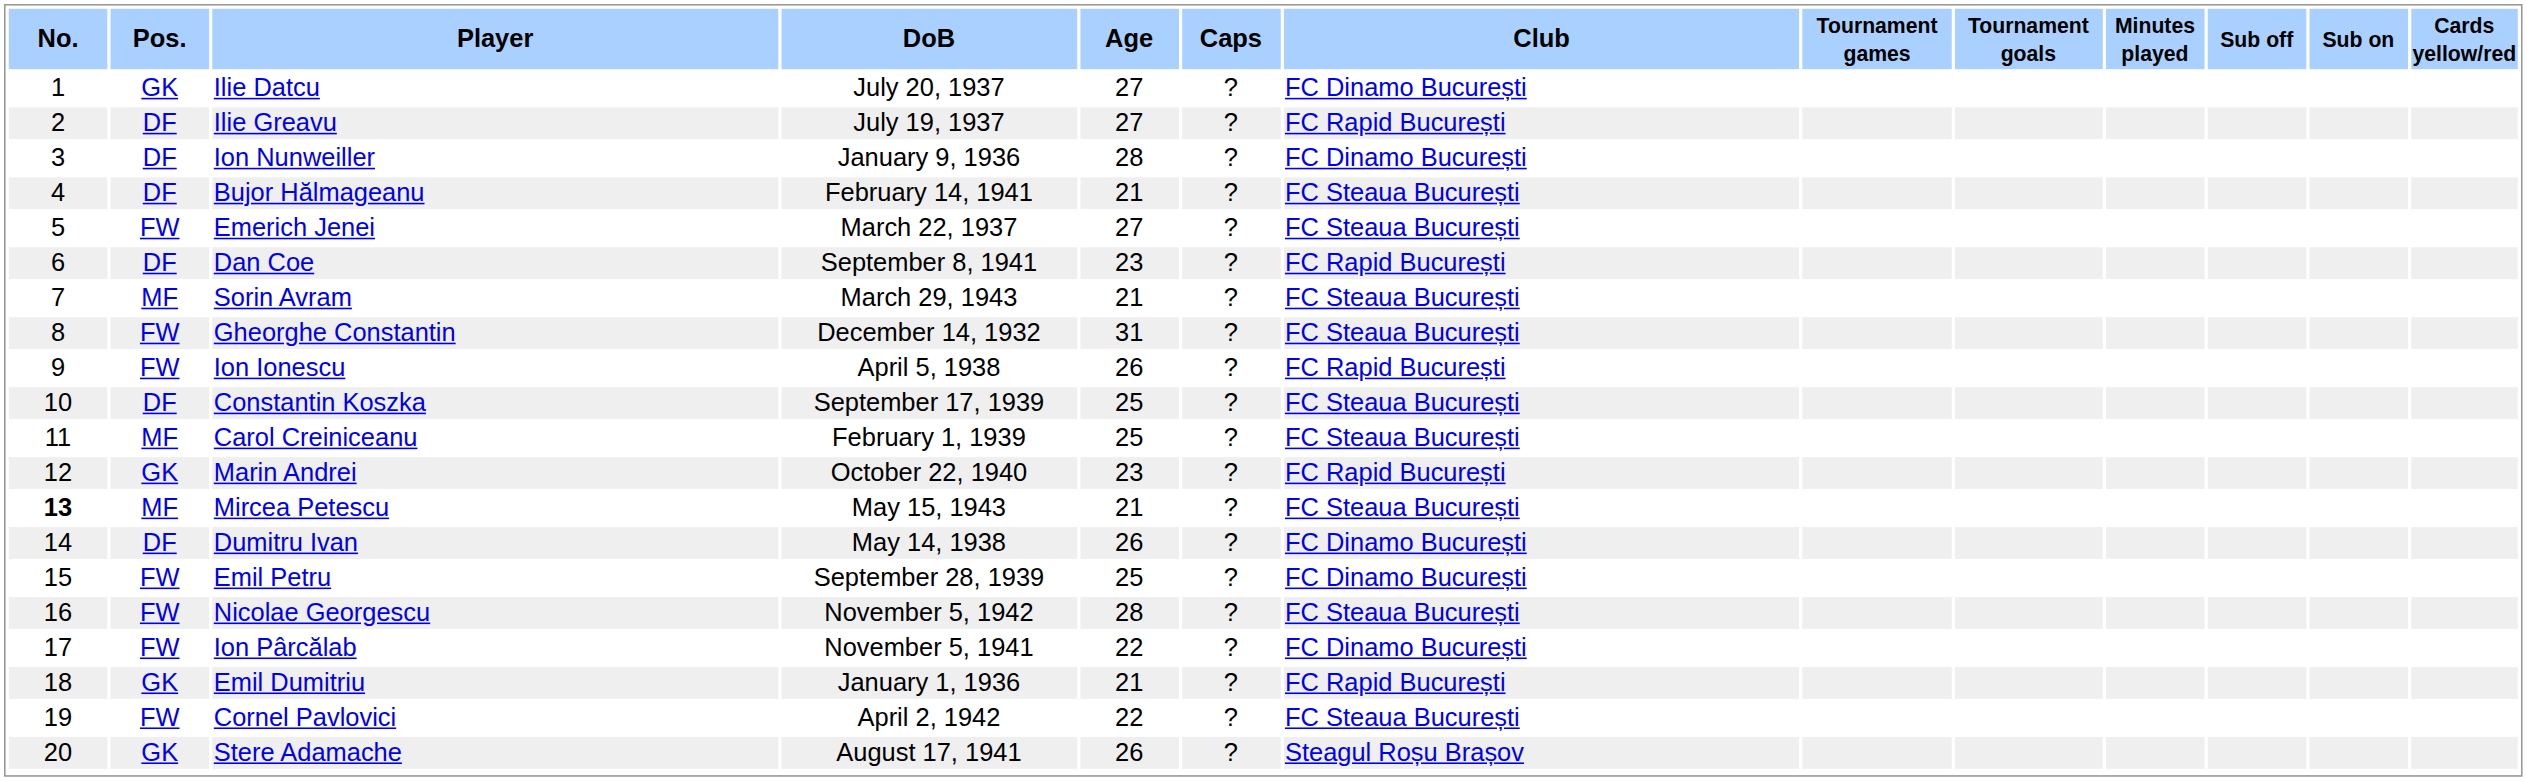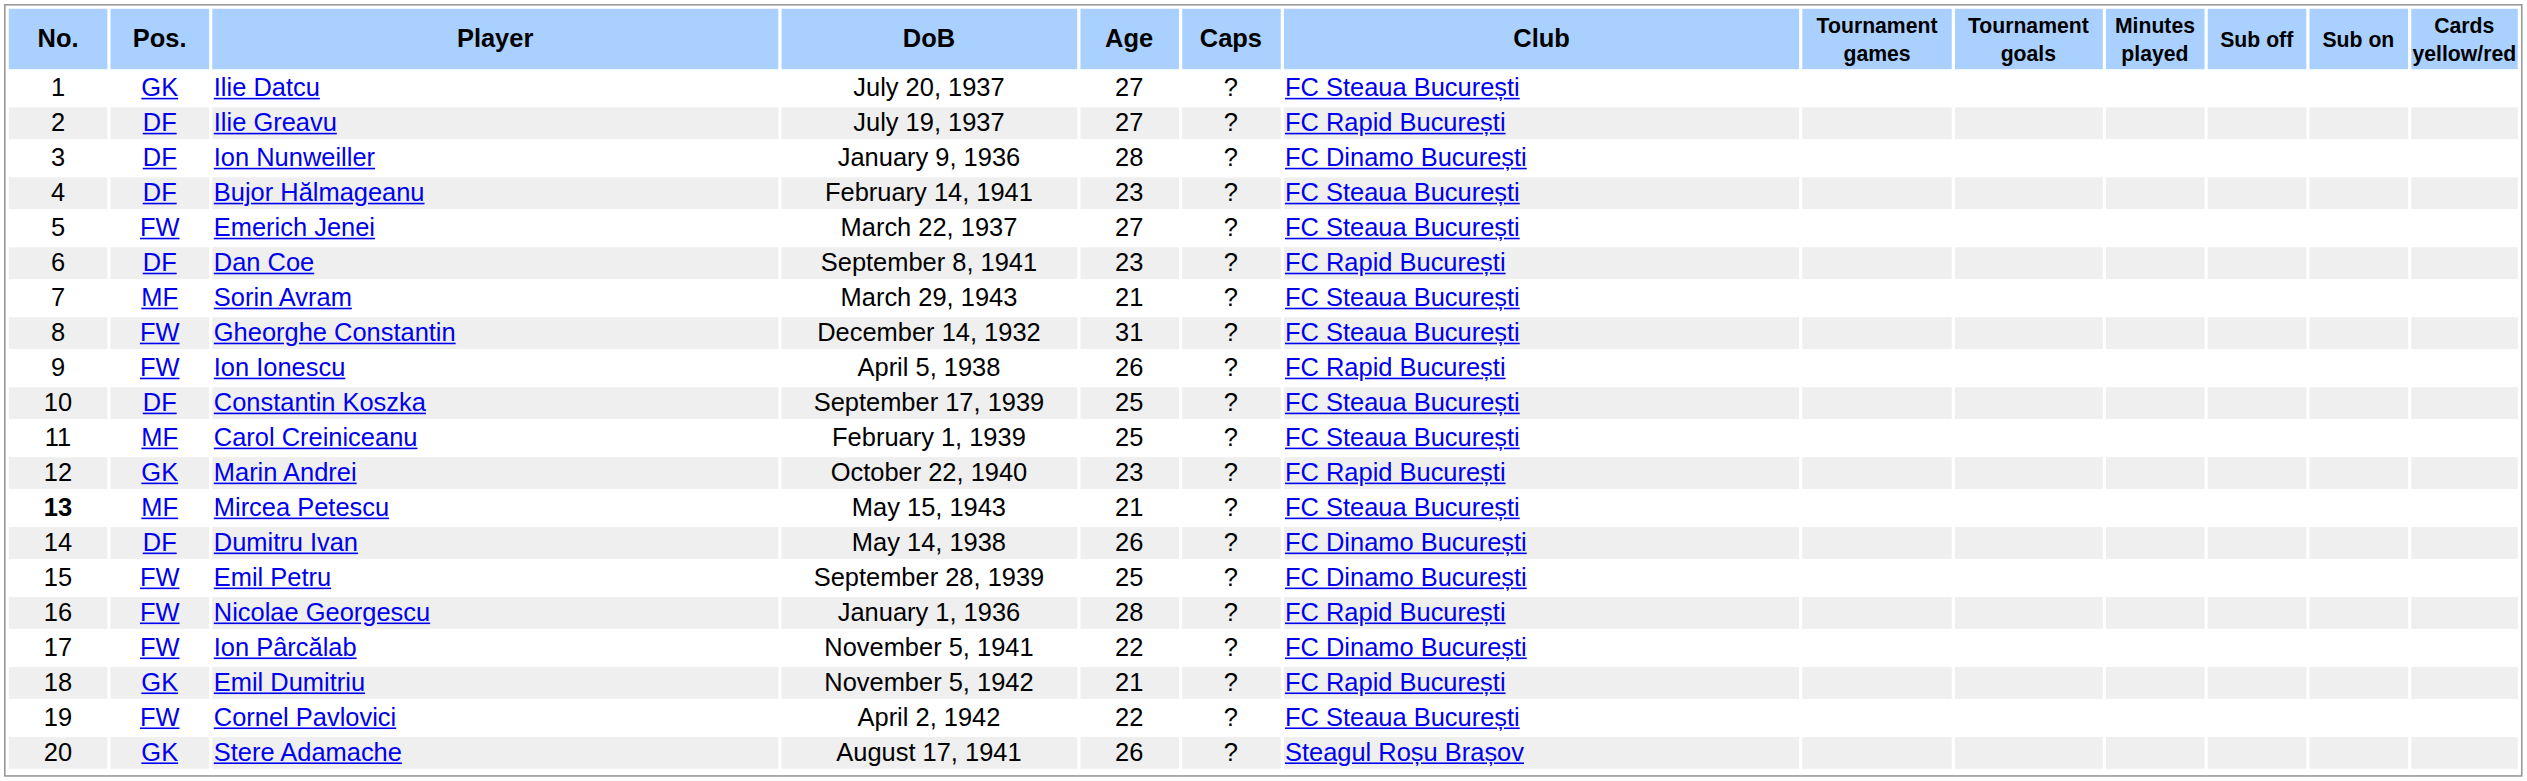(1406, 87) FC Dinamo București -> (1402, 87) FC Steaua București
(1129, 192) 21 -> (1129, 192) 23
(929, 612) November 5, 1942 -> (929, 612) January 1, 1936
(1402, 612) FC Steaua București -> (1395, 612) FC Rapid București
(929, 682) January 1, 1936 -> (929, 682) November 5, 1942
